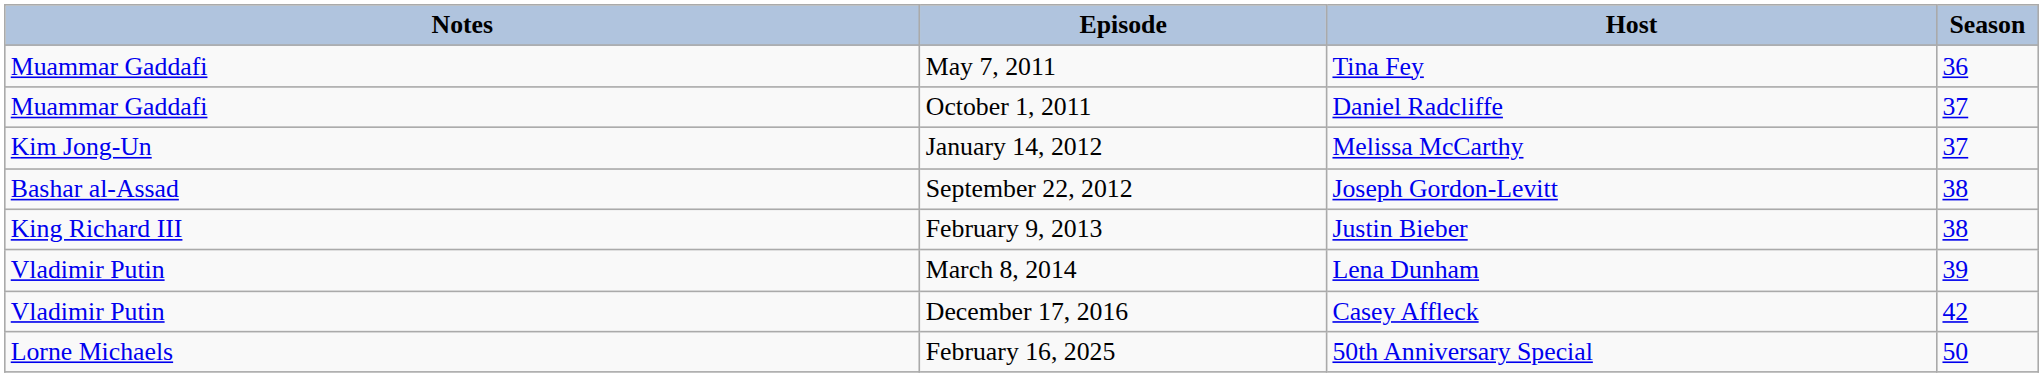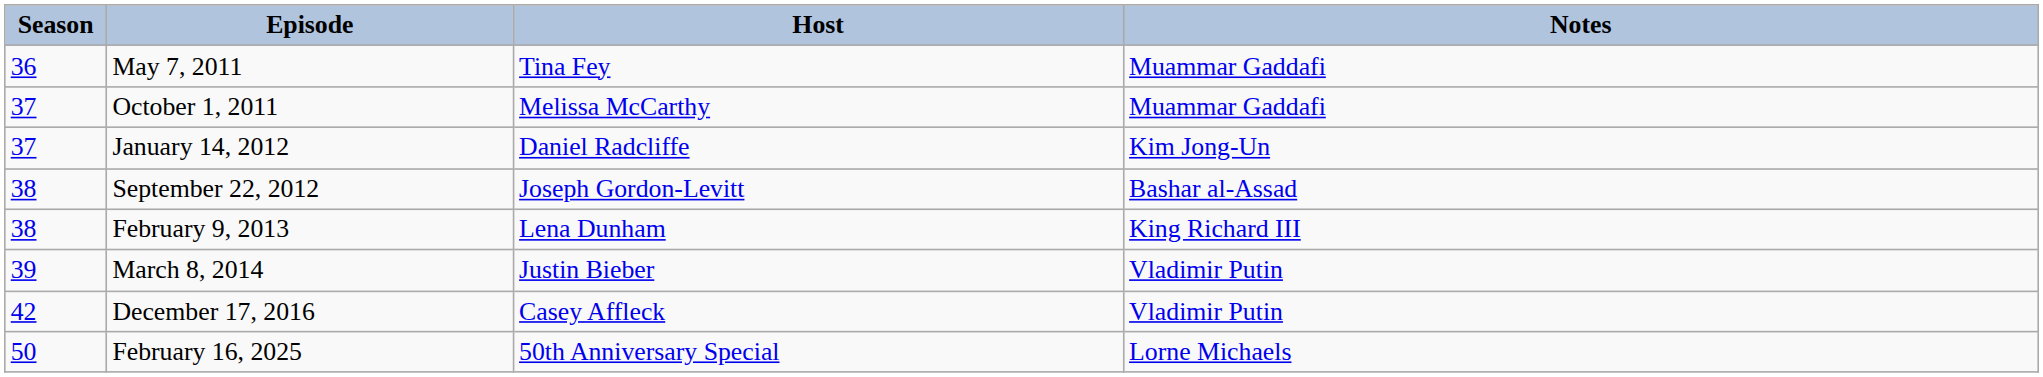columns swapped: (1987, 24) <-> (462, 24)
(1418, 106) Daniel Radcliffe -> (615, 106) Melissa McCarthy
(1428, 147) Melissa McCarthy -> (604, 147) Daniel Radcliffe
(1400, 229) Justin Bieber -> (592, 229) Lena Dunham
(1406, 270) Lena Dunham -> (587, 270) Justin Bieber
